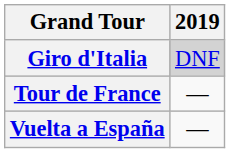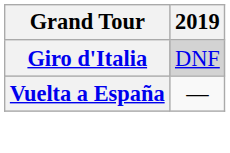- row: (87, 93)
